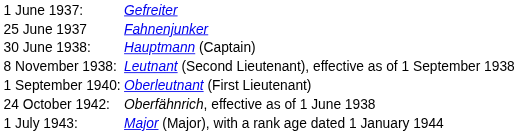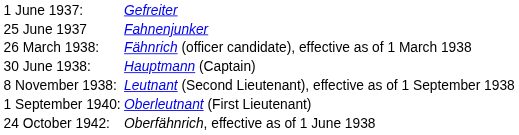+ row: (51, 48)
- row: (41, 123)
